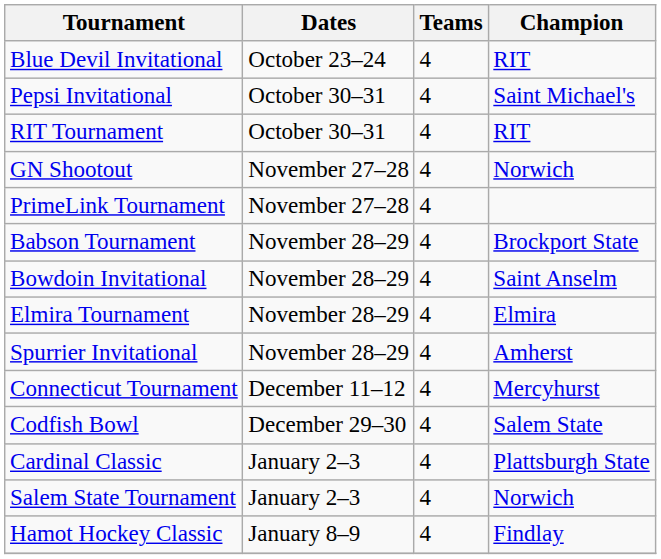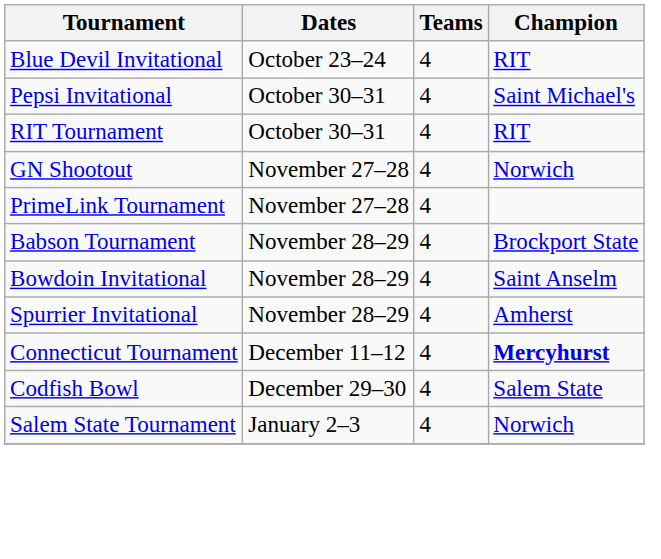- row: (100, 315)
(546, 388) normal -> (551, 351) bold
- row: (86, 461)
- row: (116, 534)
